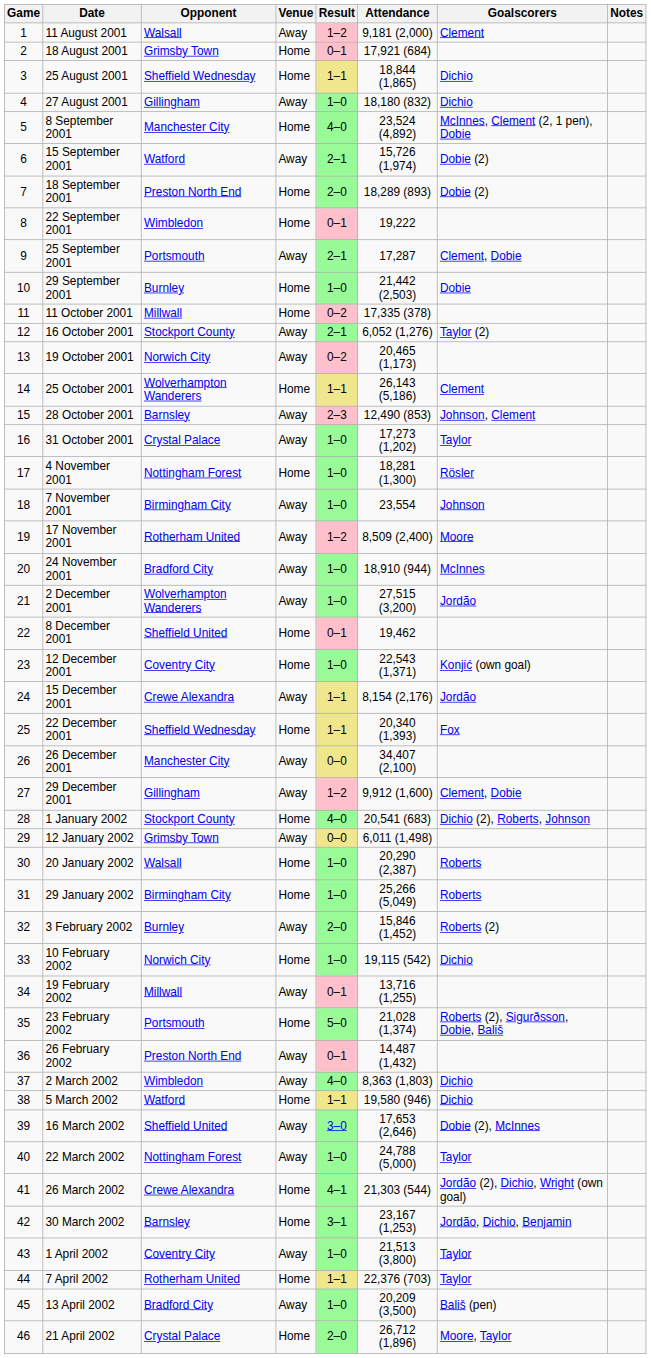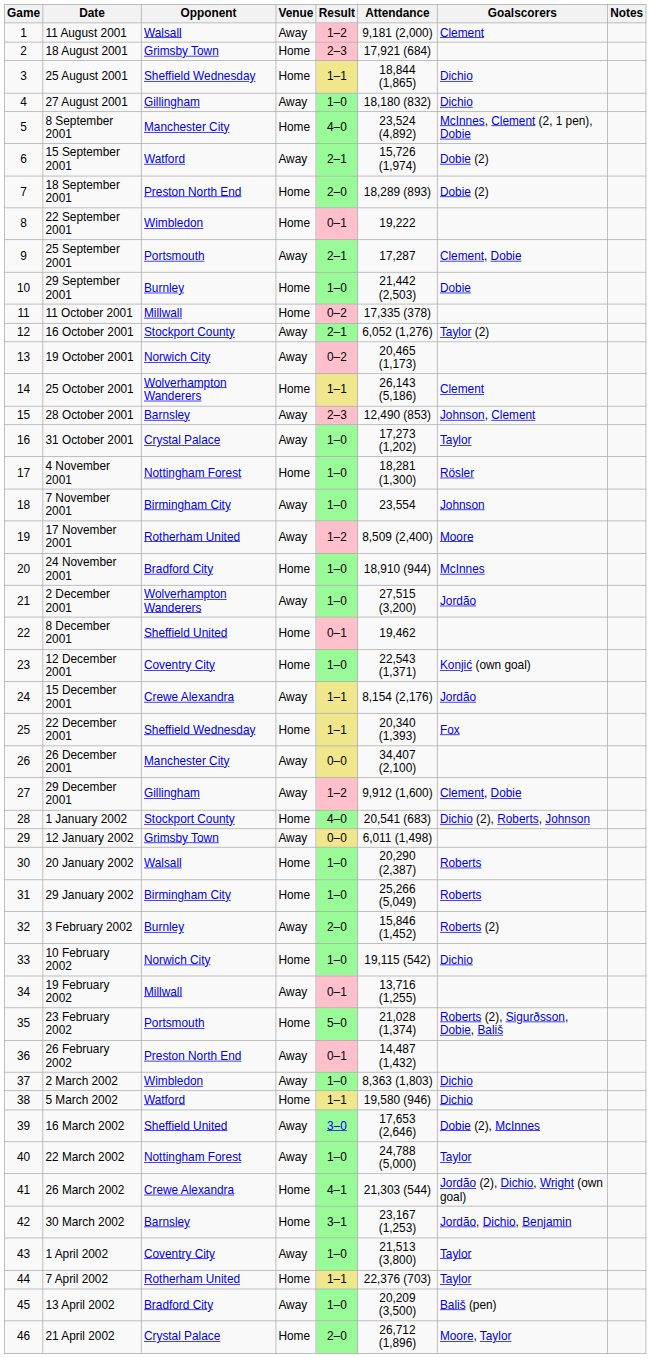(337, 51) 0–1 -> (337, 51) 2–3
(293, 569) Away -> (294, 569) Home
(337, 1081) 4–0 -> (337, 1081) 1–0
